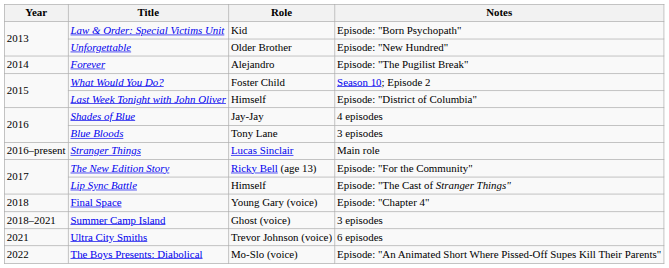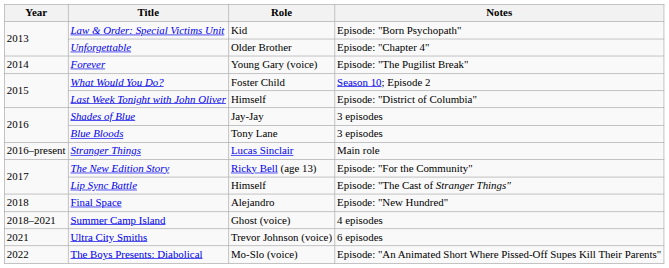(393, 47) Episode: "New Hundred" -> (383, 47) Episode: "Chapter 4"
(253, 64) Alejandro -> (274, 64) Young Gary (voice)
(360, 116) 4 episodes -> (360, 116) 3 episodes
(274, 202) Young Gary (voice) -> (253, 202) Alejandro
(383, 202) Episode: "Chapter 4" -> (393, 202) Episode: "New Hundred"
(360, 220) 3 episodes -> (360, 220) 4 episodes
